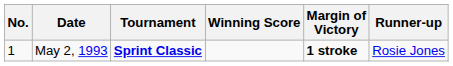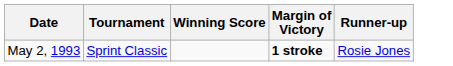- column: (18, 22)
(158, 51) bold -> (127, 51) normal
